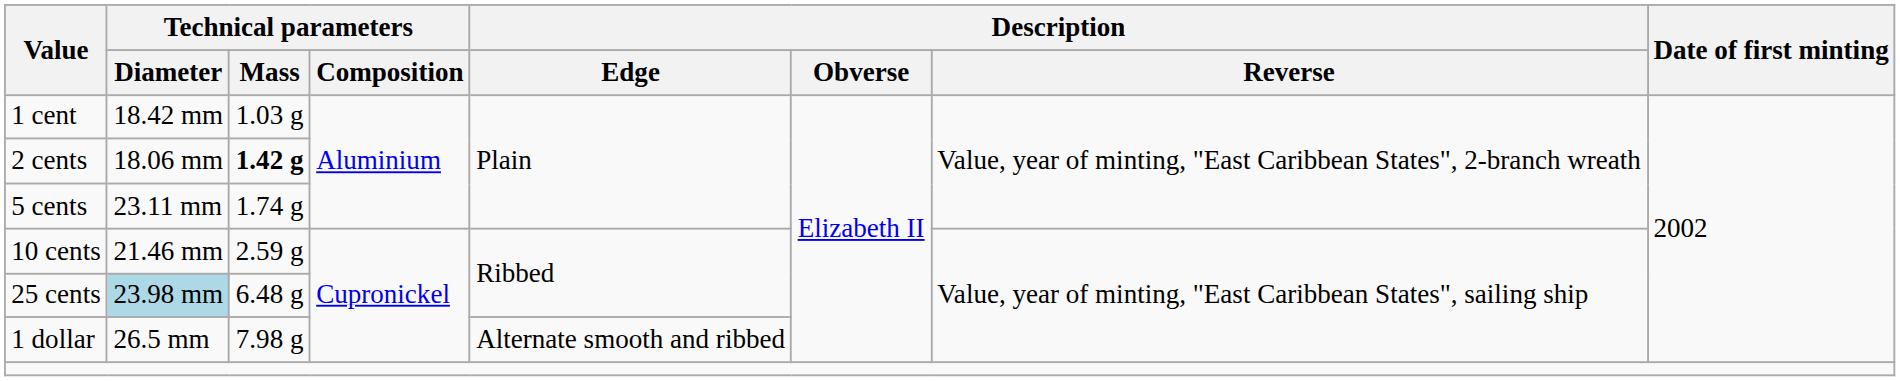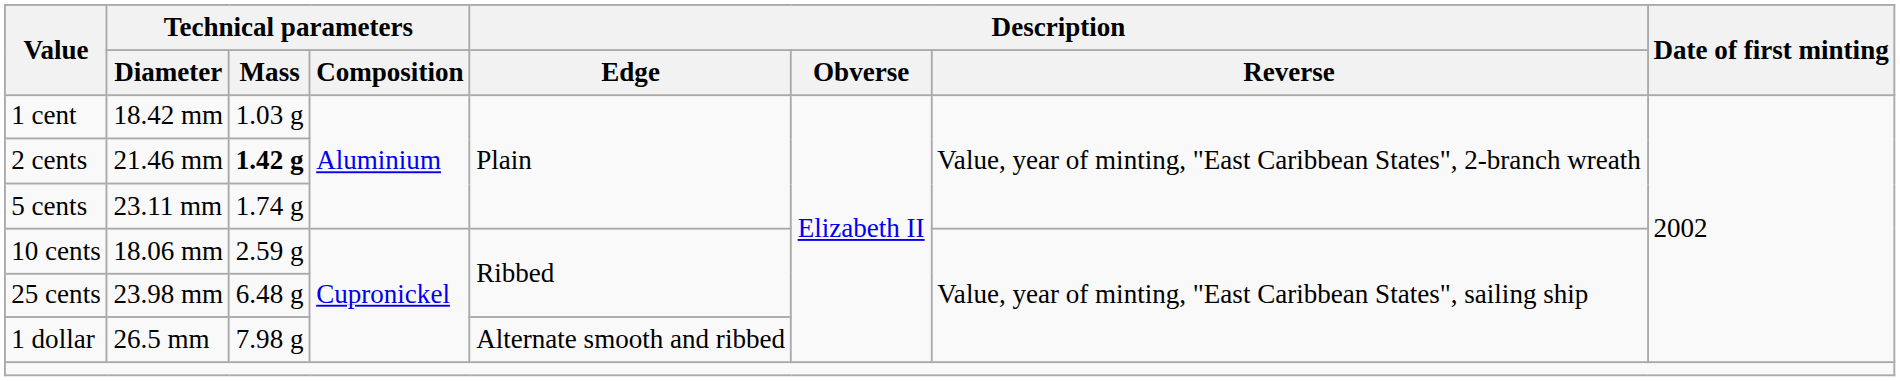(168, 161) 18.06 mm -> (168, 161) 21.46 mm
(168, 250) 21.46 mm -> (168, 250) 18.06 mm
(168, 295) lightblue background -> (168, 295) no background
